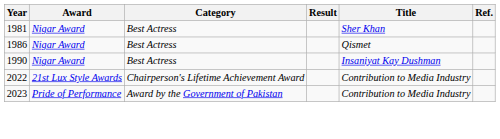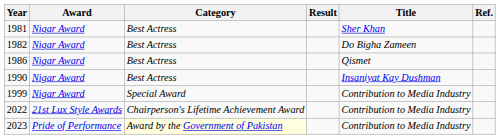+ row: (17, 45)
+ row: (17, 93)
(205, 93) no background -> (205, 126) lightyellow background
